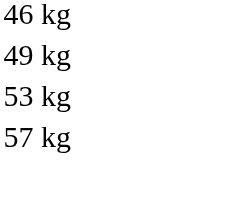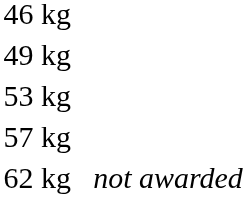+ row: (37, 178)
